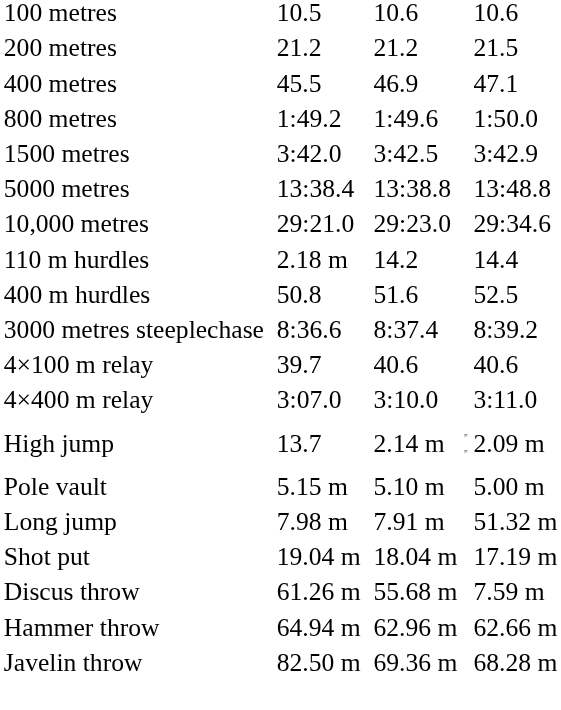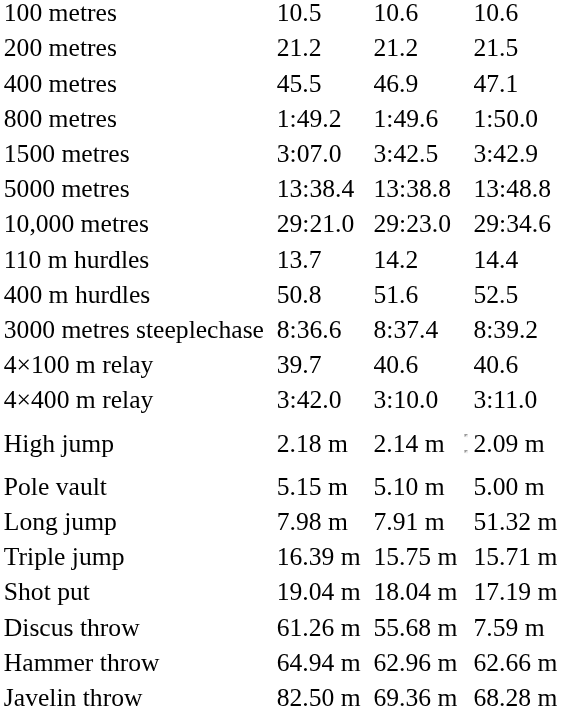(309, 153) 3:42.0 -> (309, 153) 3:07.0
(312, 259) 2.18 m -> (299, 259) 13.7
(309, 400) 3:07.0 -> (309, 400) 3:42.0
(299, 443) 13.7 -> (312, 443) 2.18 m
+ row: (64, 556)
